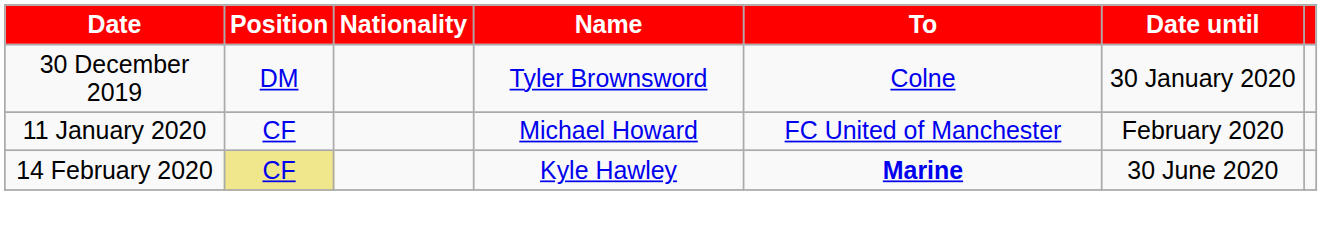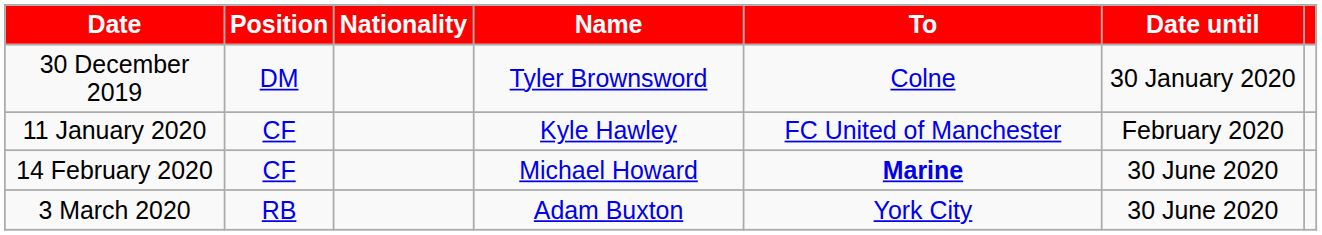(609, 131) Michael Howard -> (609, 131) Kyle Hawley
(279, 171) khaki background -> (279, 171) no background
(609, 171) Kyle Hawley -> (609, 171) Michael Howard
+ row: (115, 210)
